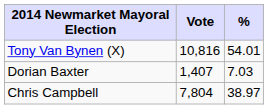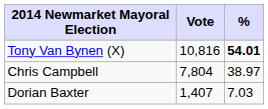(244, 51) normal -> (244, 51) bold
rows swapped: (53, 93) <-> (48, 72)
